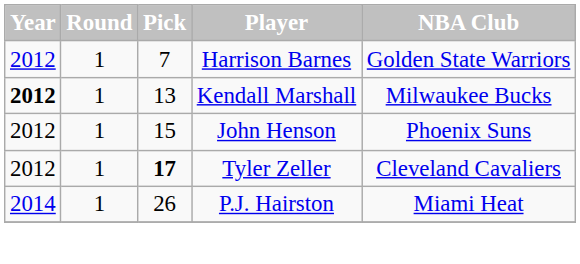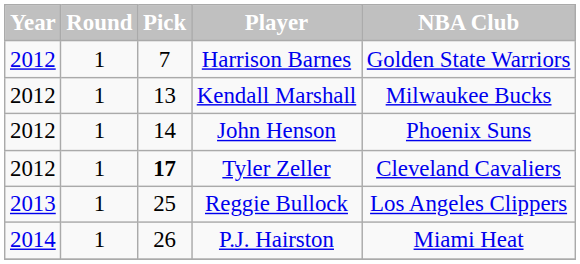(33, 95) bold -> (33, 95) normal
(165, 131) 15 -> (165, 131) 14
+ row: (276, 204)
